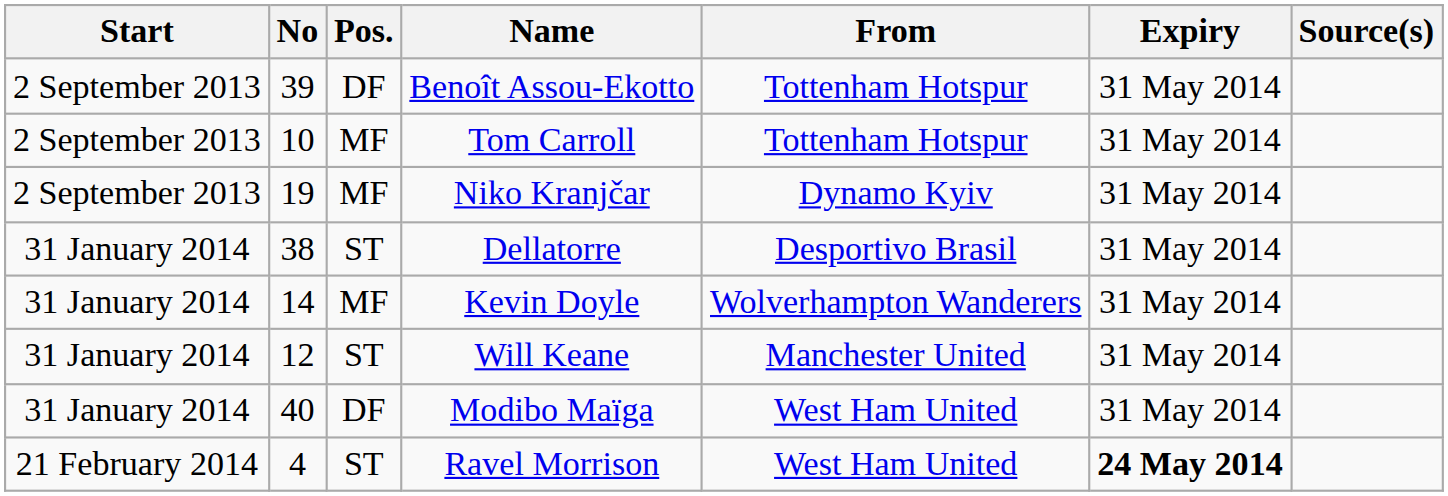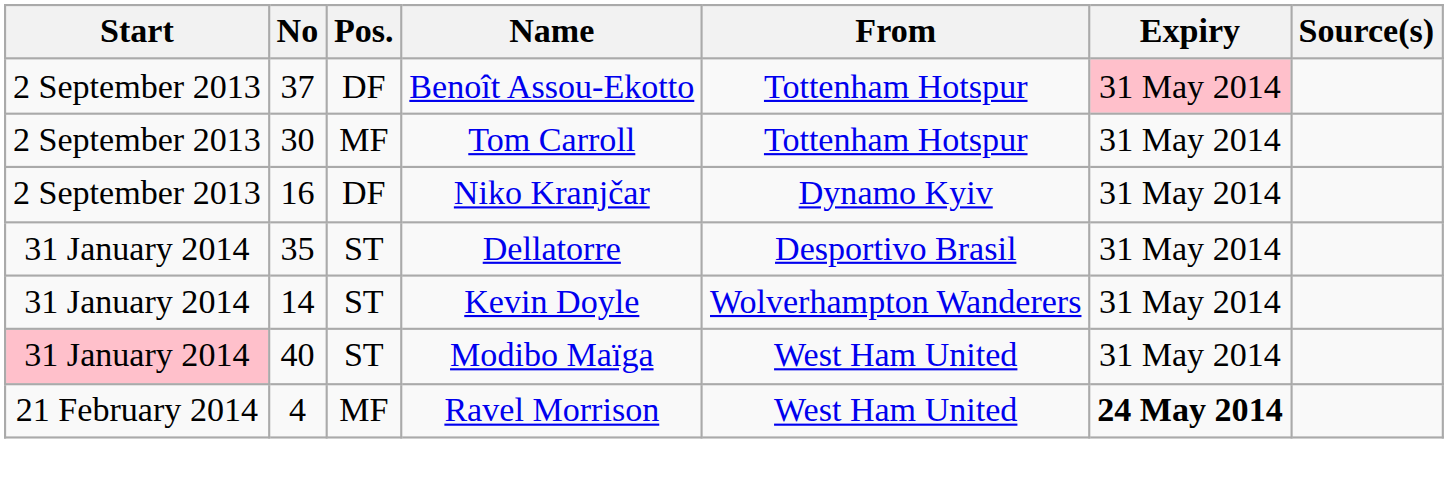(297, 85) 39 -> (297, 85) 37
(1190, 85) no background -> (1190, 85) pink background
(297, 139) 10 -> (297, 139) 30
(297, 193) 19 -> (297, 193) 16
(364, 193) MF -> (364, 193) DF
(297, 247) 38 -> (297, 247) 35
(364, 301) MF -> (364, 301) ST
- row: (552, 355)
(137, 409) no background -> (137, 355) pink background
(364, 409) DF -> (364, 355) ST
(364, 463) ST -> (364, 409) MF
